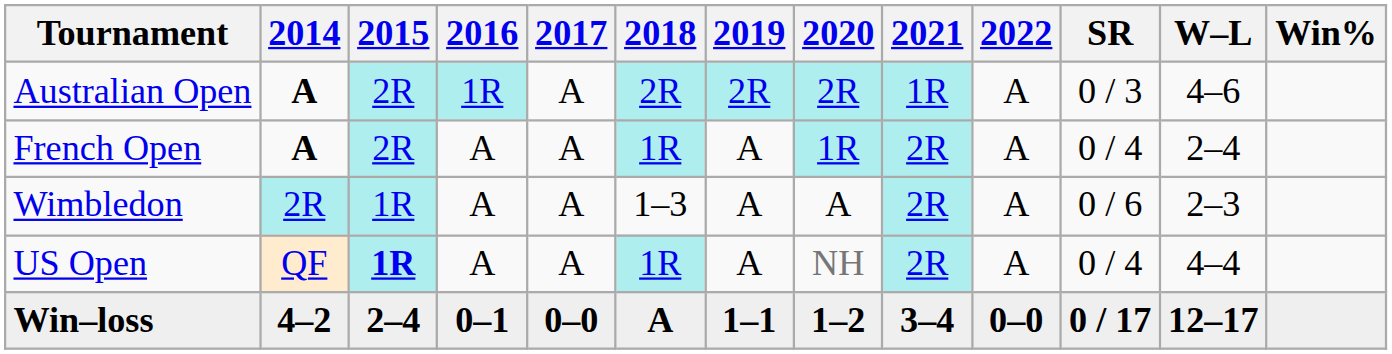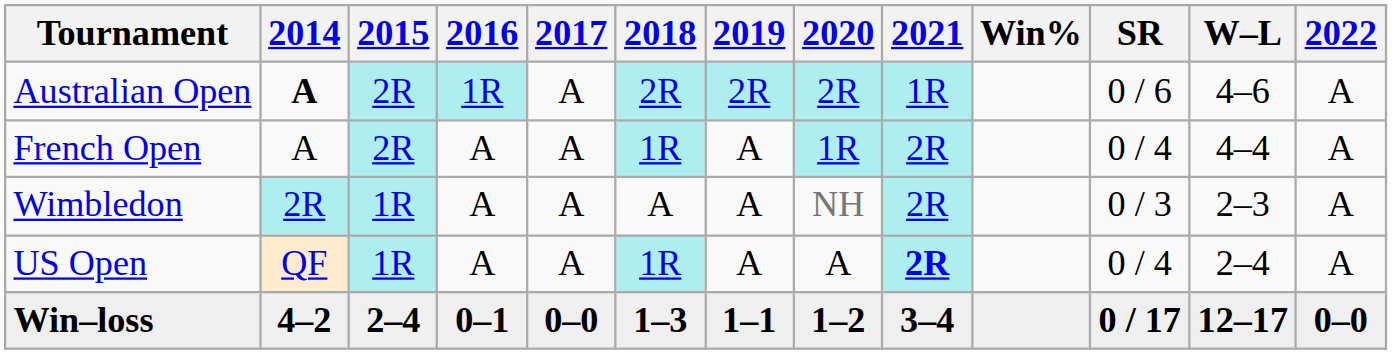columns swapped: (1016, 33) <-> (1326, 33)
(1110, 90) 0 / 3 -> (1140, 90) 0 / 6
(304, 147) bold -> (304, 147) normal
(1213, 147) 2–4 -> (1243, 147) 4–4
(660, 205) 1–3 -> (660, 205) A
(838, 205) A -> (838, 205) NH
(1110, 205) 0 / 6 -> (1140, 205) 0 / 3
(393, 262) bold -> (393, 262) normal
(838, 262) NH -> (838, 262) A
(927, 262) normal -> (927, 262) bold
(1213, 262) 4–4 -> (1243, 262) 2–4
(660, 319) A -> (660, 319) 1–3
